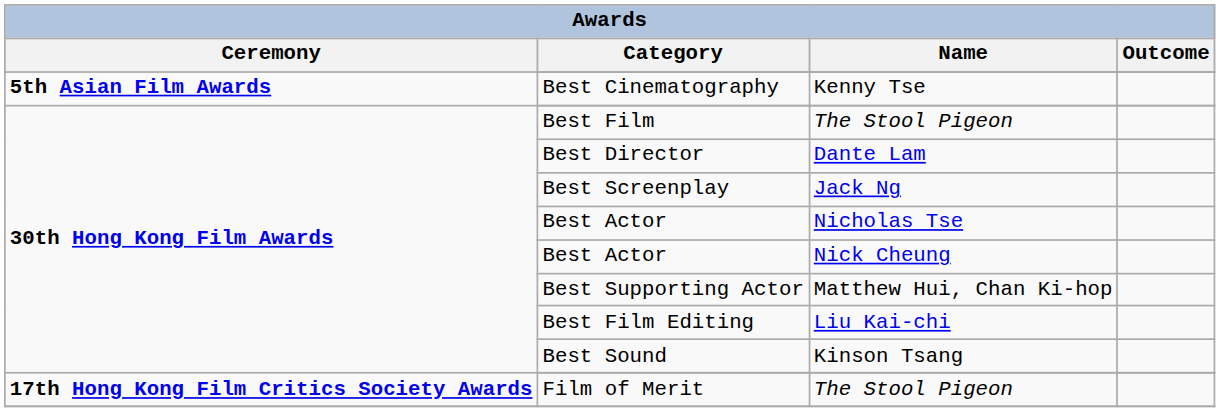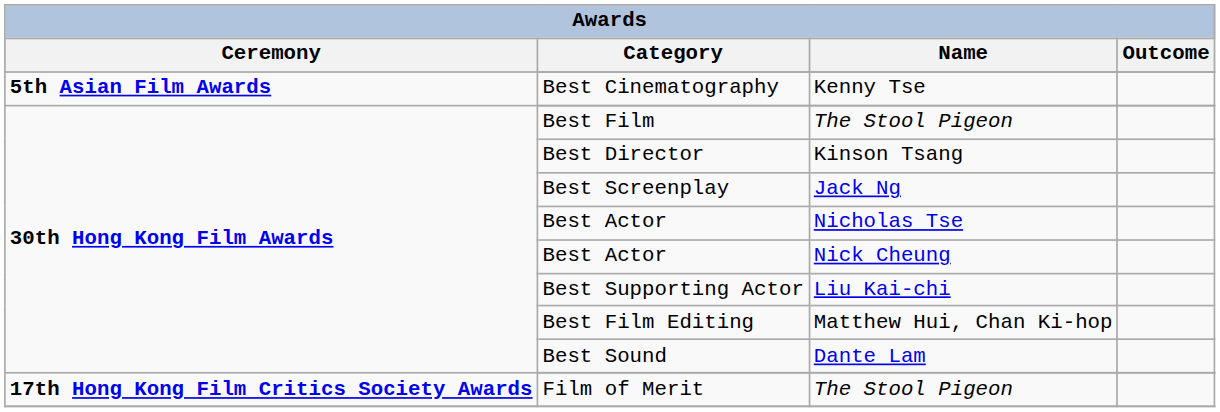(870, 156) Dante Lam -> (888, 156) Kinson Tsang
(963, 290) Matthew Hui, Chan Ki-hop -> (882, 290) Liu Kai-chi
(882, 323) Liu Kai-chi -> (963, 323) Matthew Hui, Chan Ki-hop
(888, 357) Kinson Tsang -> (870, 357) Dante Lam
